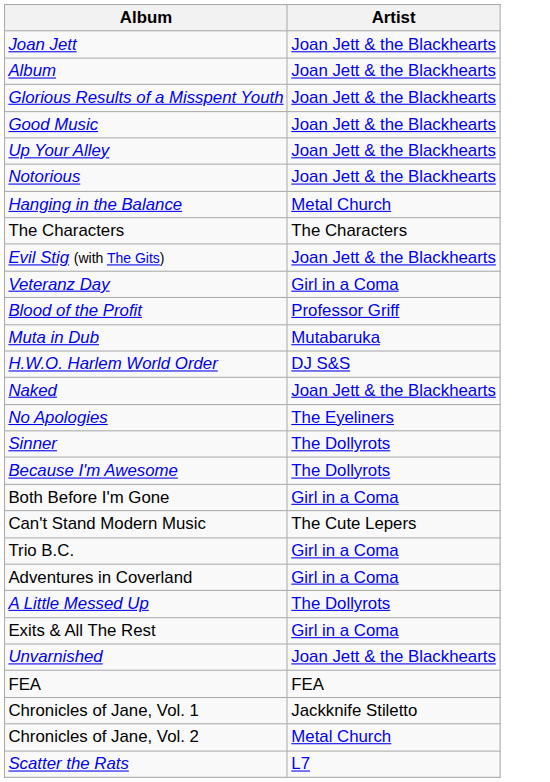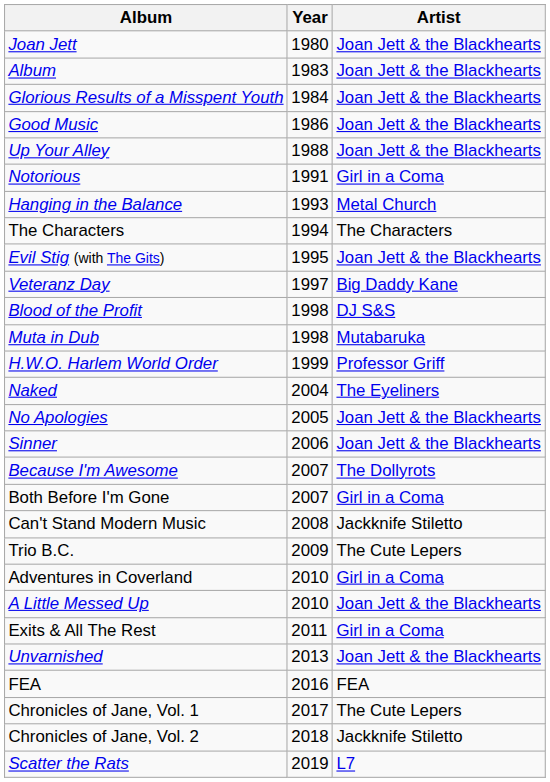+ column: (310, 17)
(394, 177) Joan Jett & the Blackhearts -> (390, 177) Girl in a Coma
(345, 284) Girl in a Coma -> (397, 284) Big Daddy Kane
(345, 310) Professor Griff -> (366, 310) DJ S&S
(321, 364) DJ S&S -> (390, 364) Professor Griff
(394, 390) Joan Jett & the Blackhearts -> (388, 390) The Eyeliners
(343, 417) The Eyeliners -> (439, 417) Joan Jett & the Blackhearts
(341, 444) The Dollyrots -> (439, 444) Joan Jett & the Blackhearts
(354, 524) The Cute Lepers -> (399, 524) Jackknife Stiletto
(345, 550) Girl in a Coma -> (399, 550) The Cute Lepers
(341, 603) The Dollyrots -> (439, 603) Joan Jett & the Blackhearts
(354, 710) Jackknife Stiletto -> (399, 710) The Cute Lepers
(341, 737) Metal Church -> (399, 737) Jackknife Stiletto
